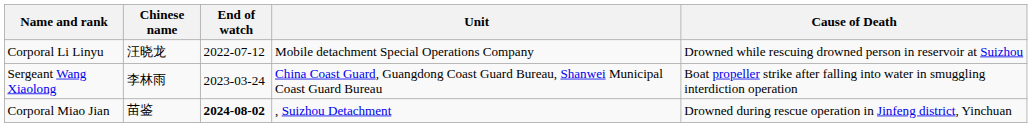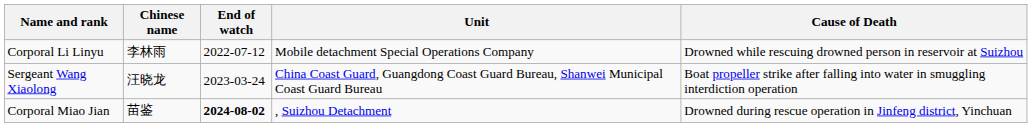(146, 51) 汪晓龙 -> (146, 51) 李林雨
(146, 80) 李林雨 -> (146, 80) 汪晓龙
